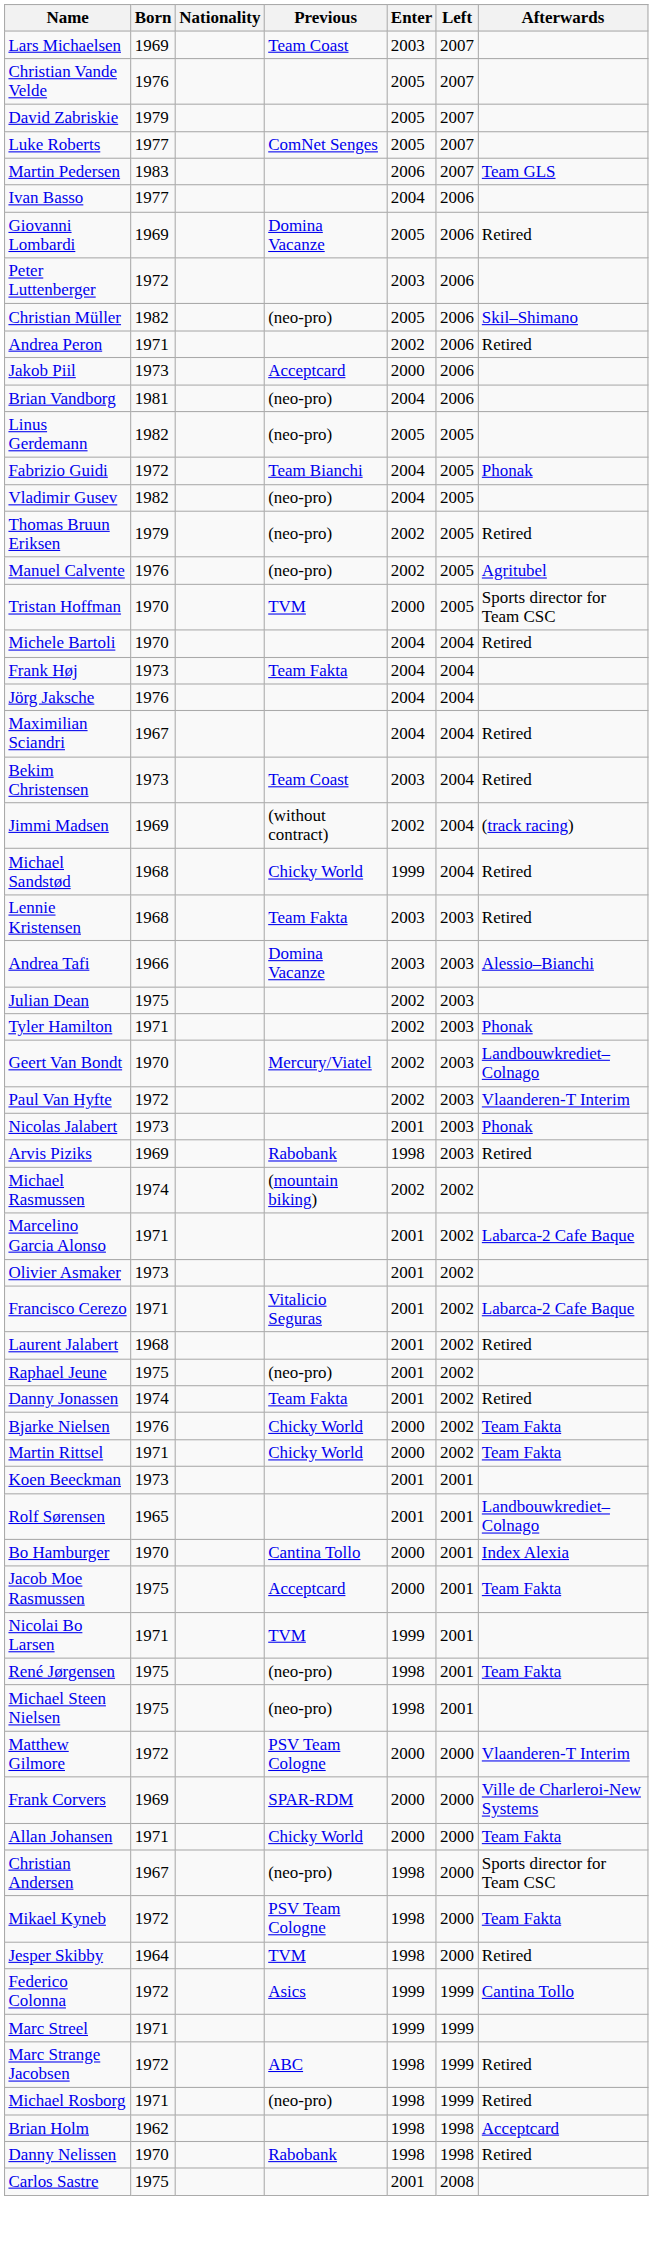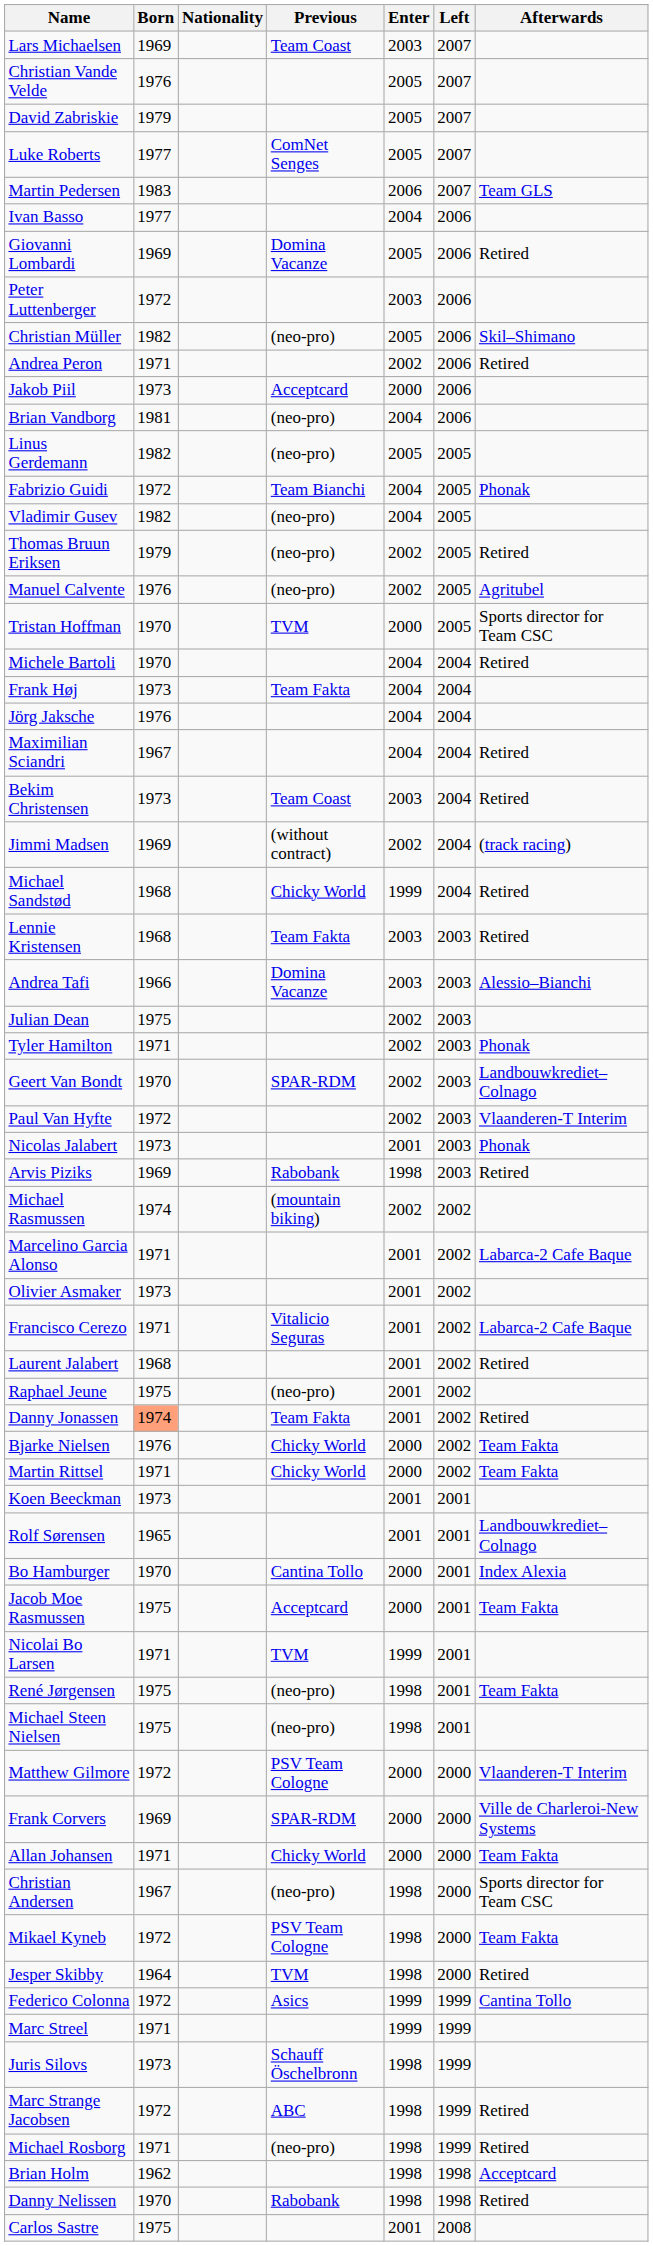(320, 1063) Mercury/Viatel -> (313, 1082) SPAR-RDM
(152, 1399) no background -> (154, 1418) lightsalmon background
+ row: (48, 2064)
